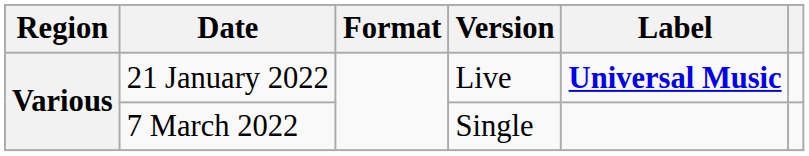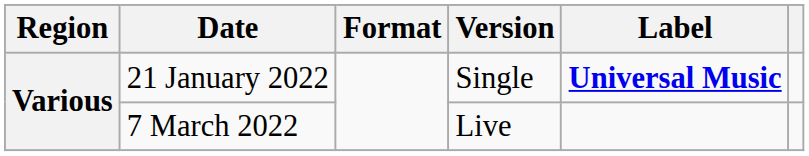(483, 77) Live -> (495, 77) Single
(495, 125) Single -> (483, 125) Live
